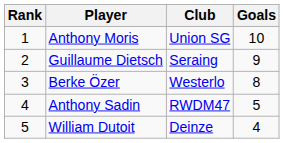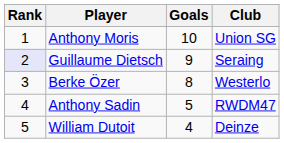columns swapped: (200, 15) <-> (256, 15)
(25, 60) no background -> (25, 60) lavender background
